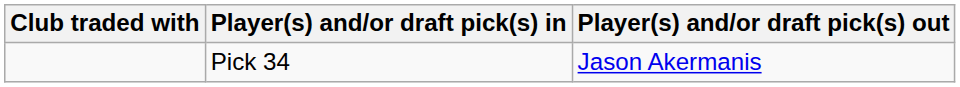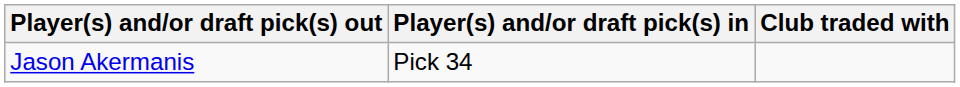columns swapped: (105, 23) <-> (764, 23)
